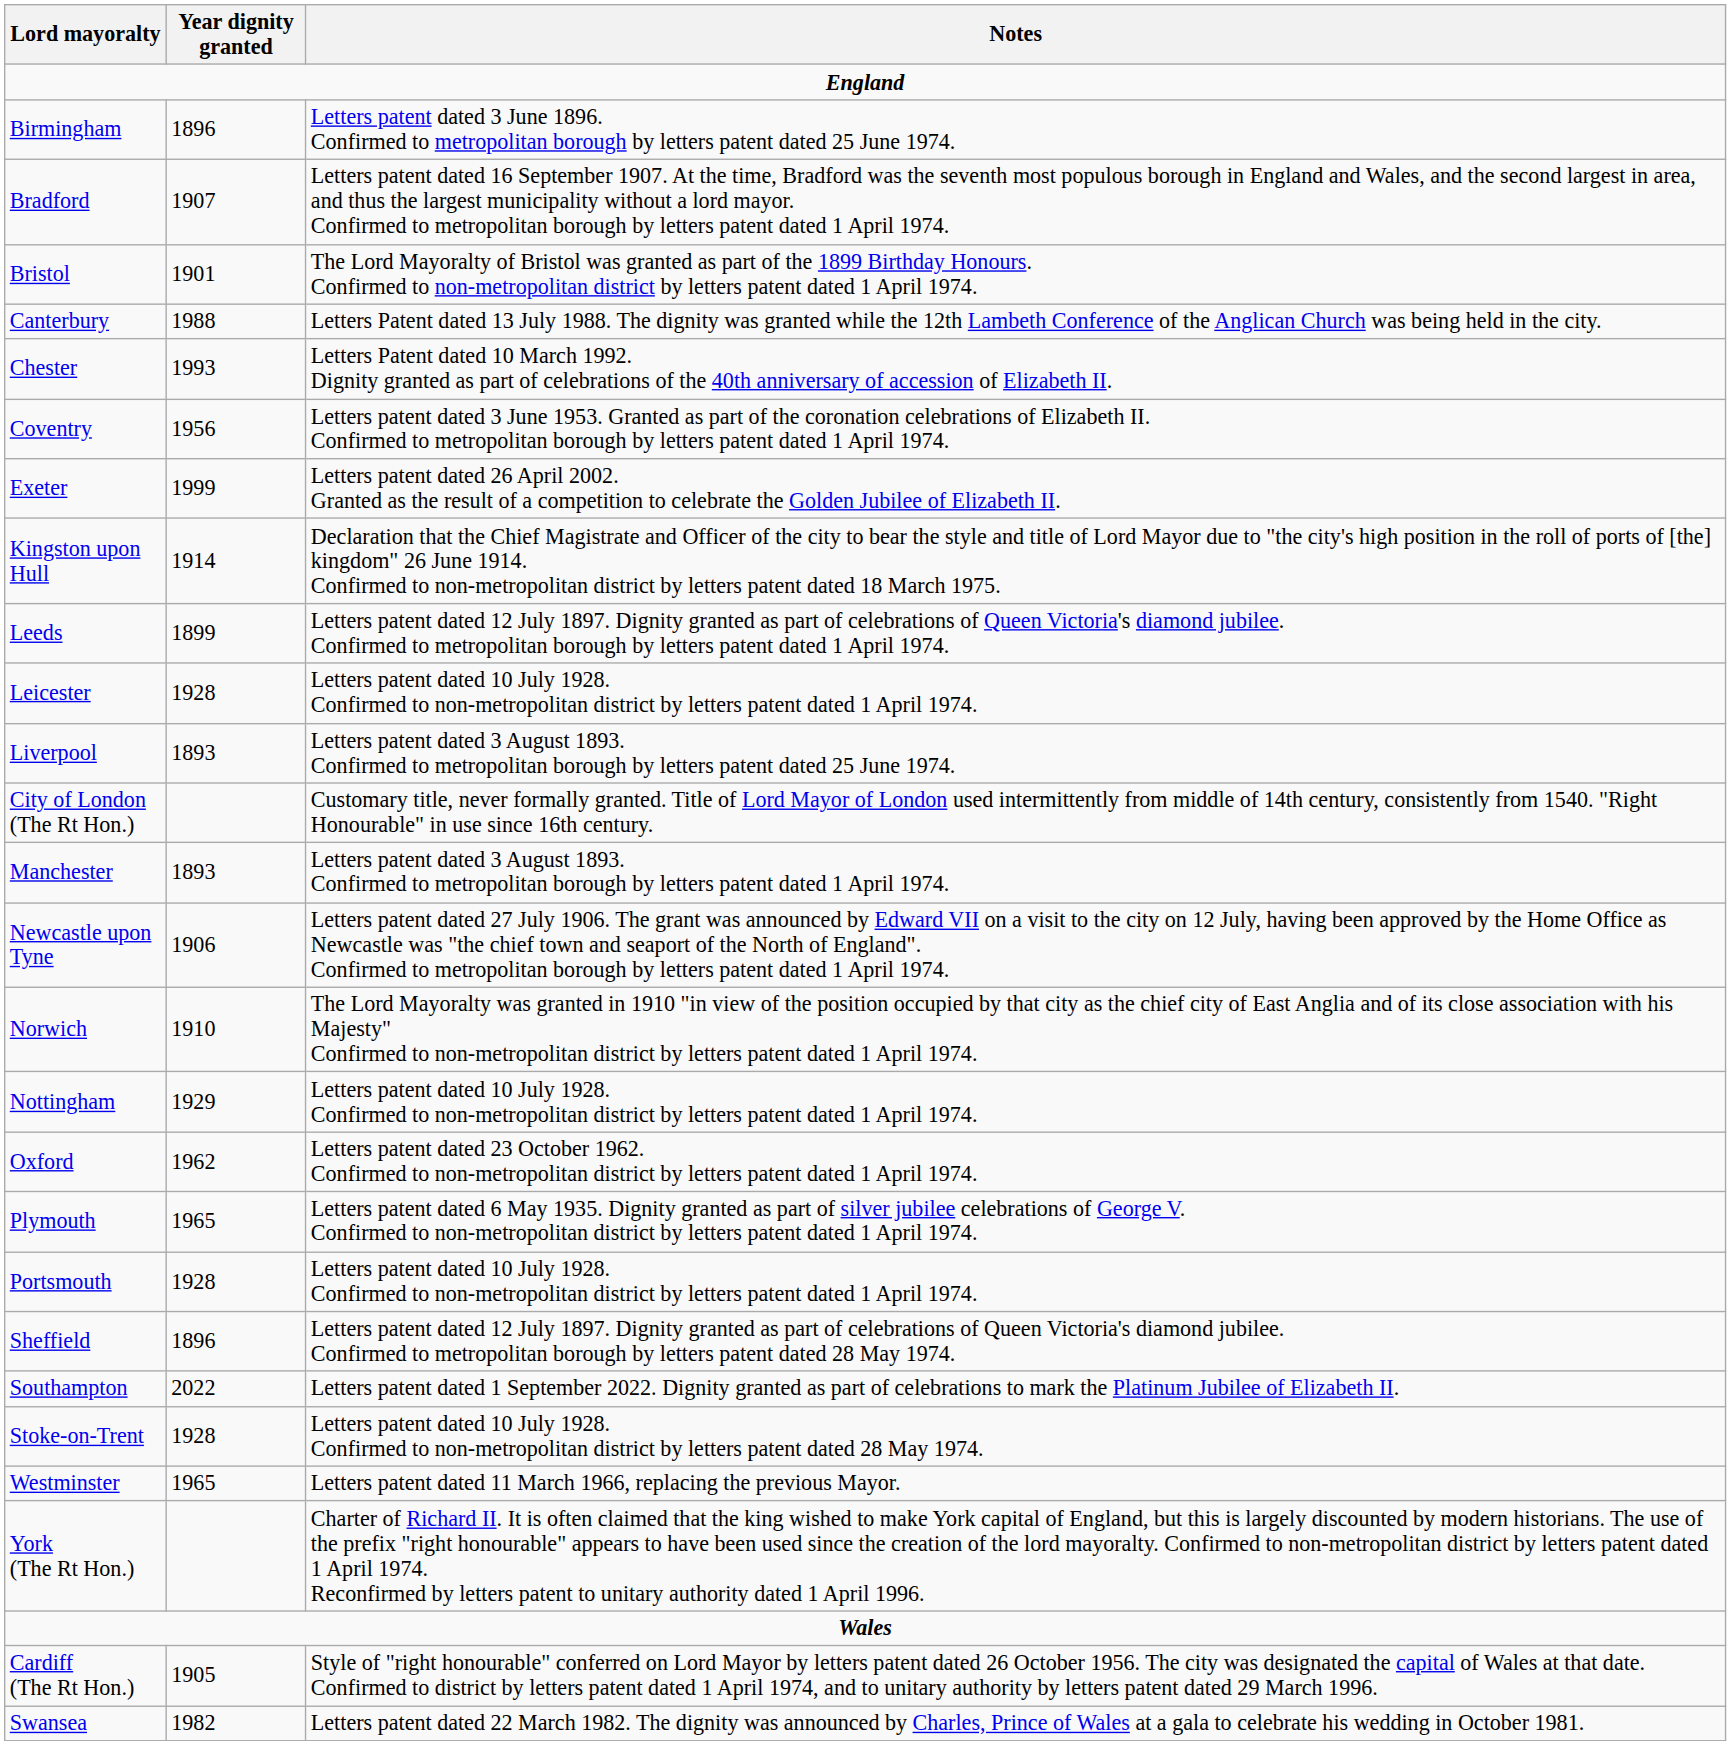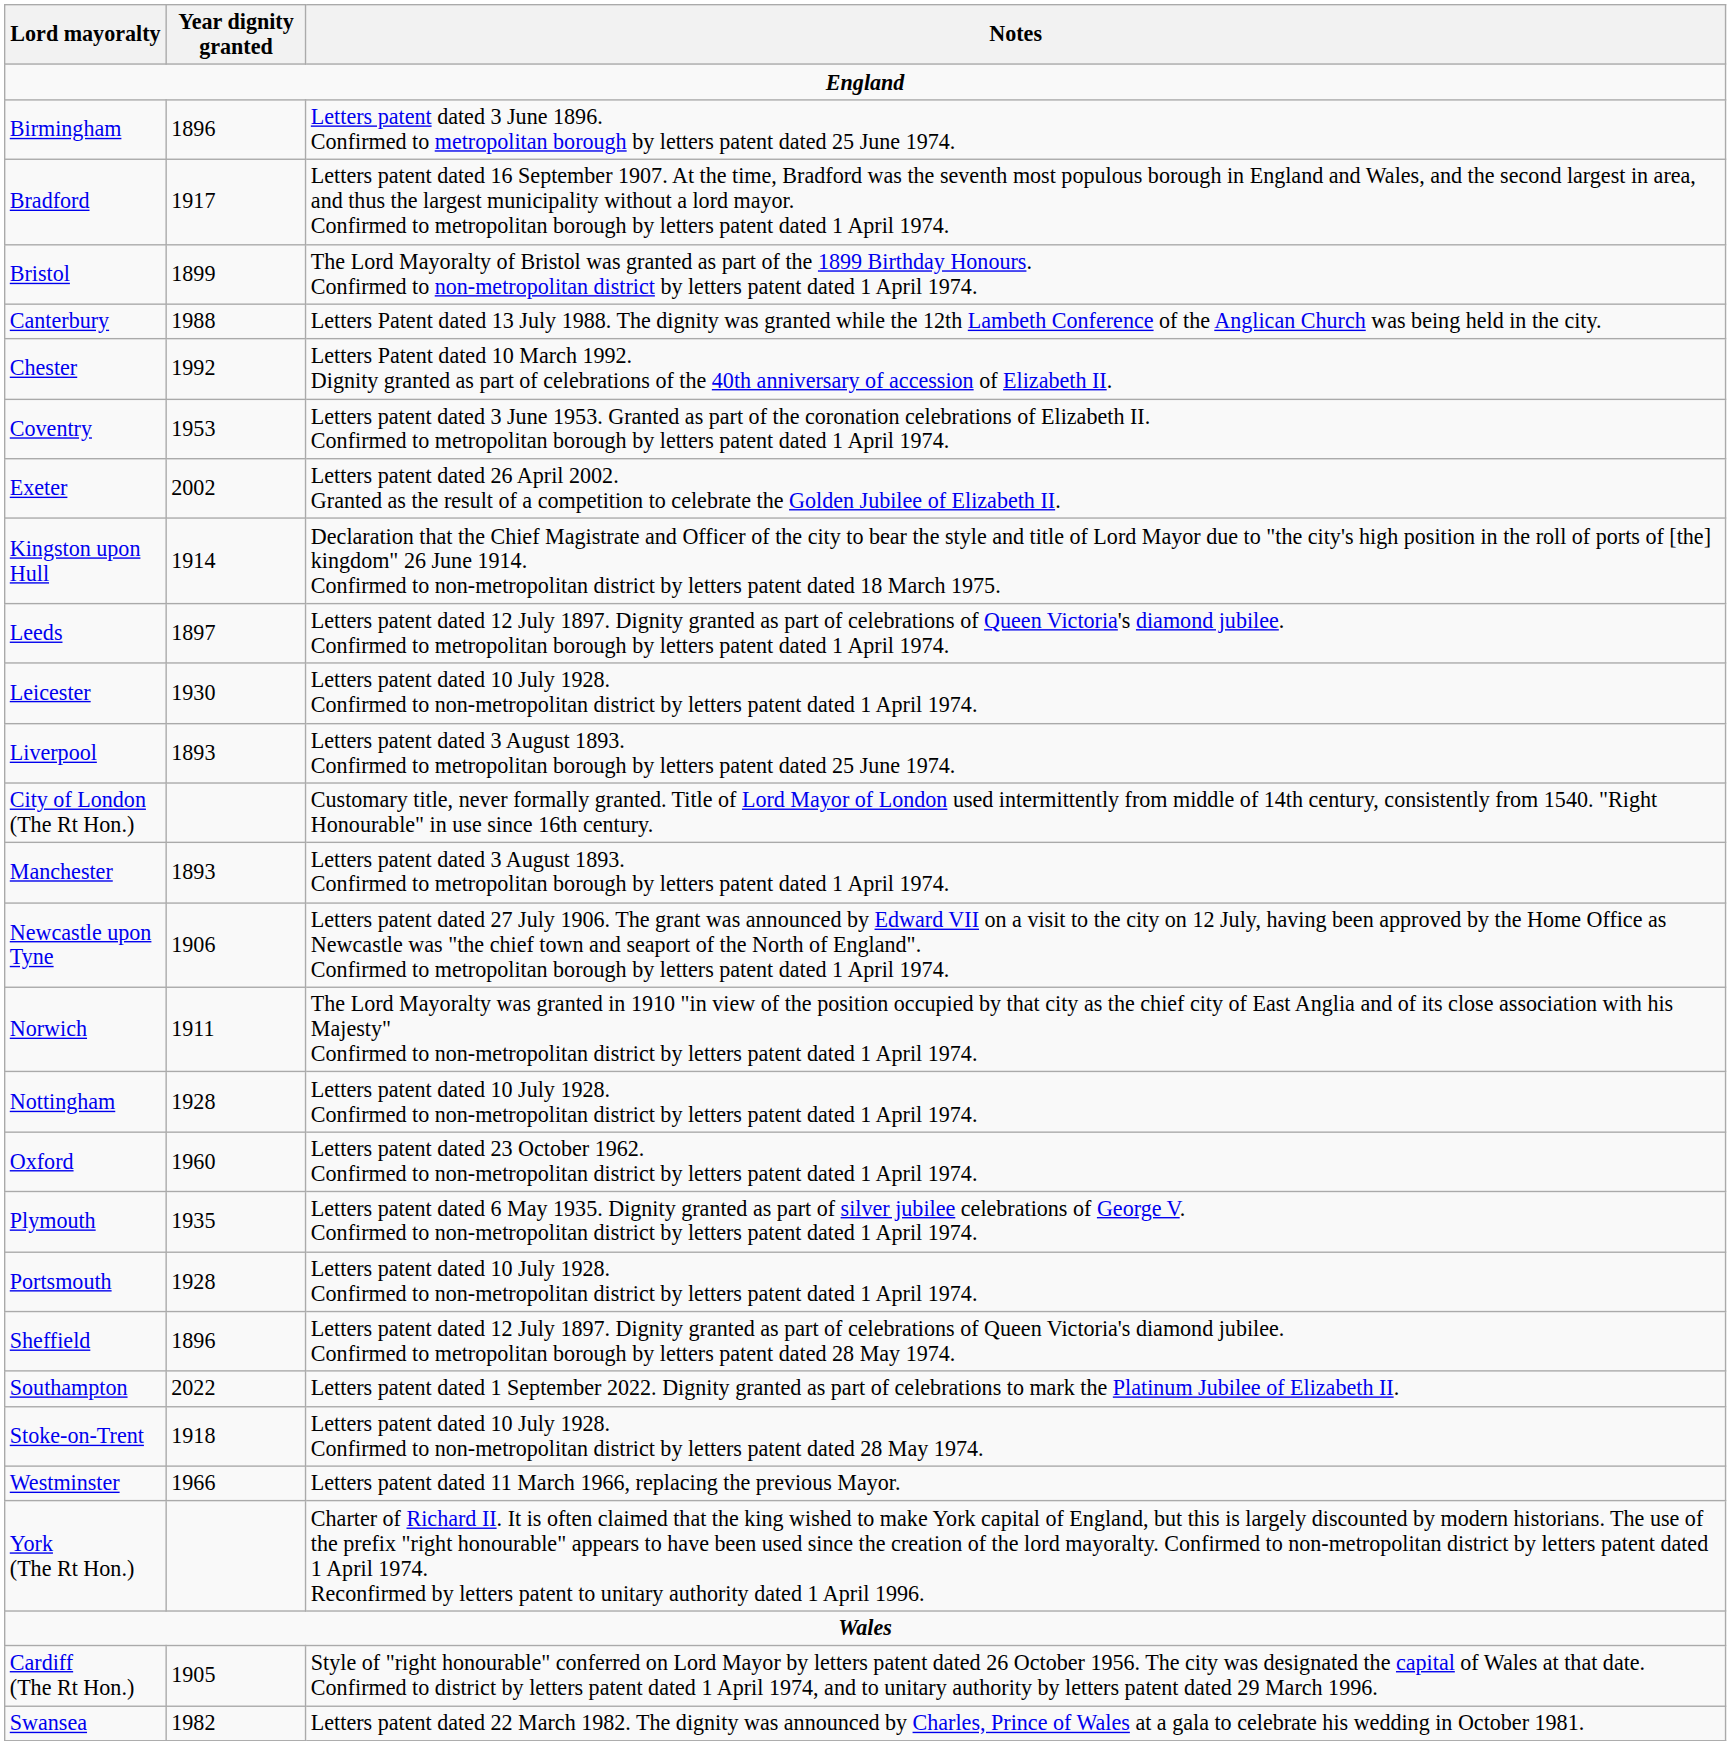(193, 201) 1907 -> (193, 201) 1917
(193, 273) 1901 -> (193, 273) 1899
(193, 368) 1993 -> (193, 368) 1992
(193, 428) 1956 -> (193, 428) 1953
(193, 488) 1999 -> (193, 488) 2002
(193, 633) 1899 -> (193, 633) 1897
(193, 692) 1928 -> (193, 692) 1930
(193, 1029) 1910 -> (193, 1029) 1911
(193, 1101) 1929 -> (193, 1101) 1928
(193, 1161) 1962 -> (193, 1161) 1960
(193, 1221) 1965 -> (193, 1221) 1935
(193, 1435) 1928 -> (193, 1435) 1918
(193, 1483) 1965 -> (193, 1483) 1966
